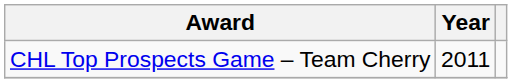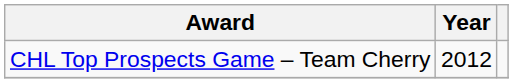(466, 58) 2011 -> (466, 58) 2012
